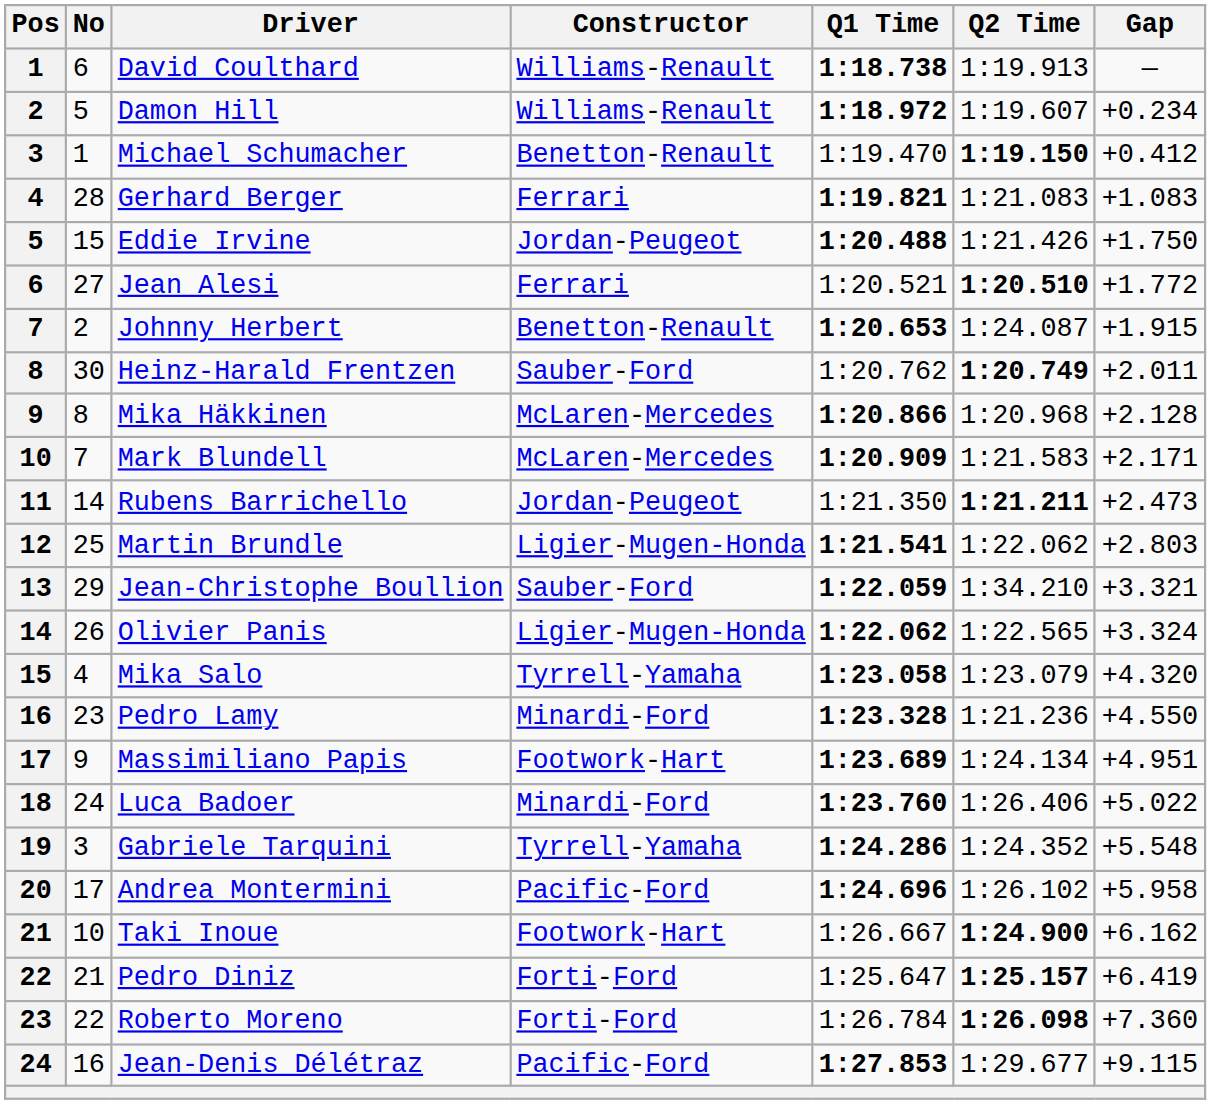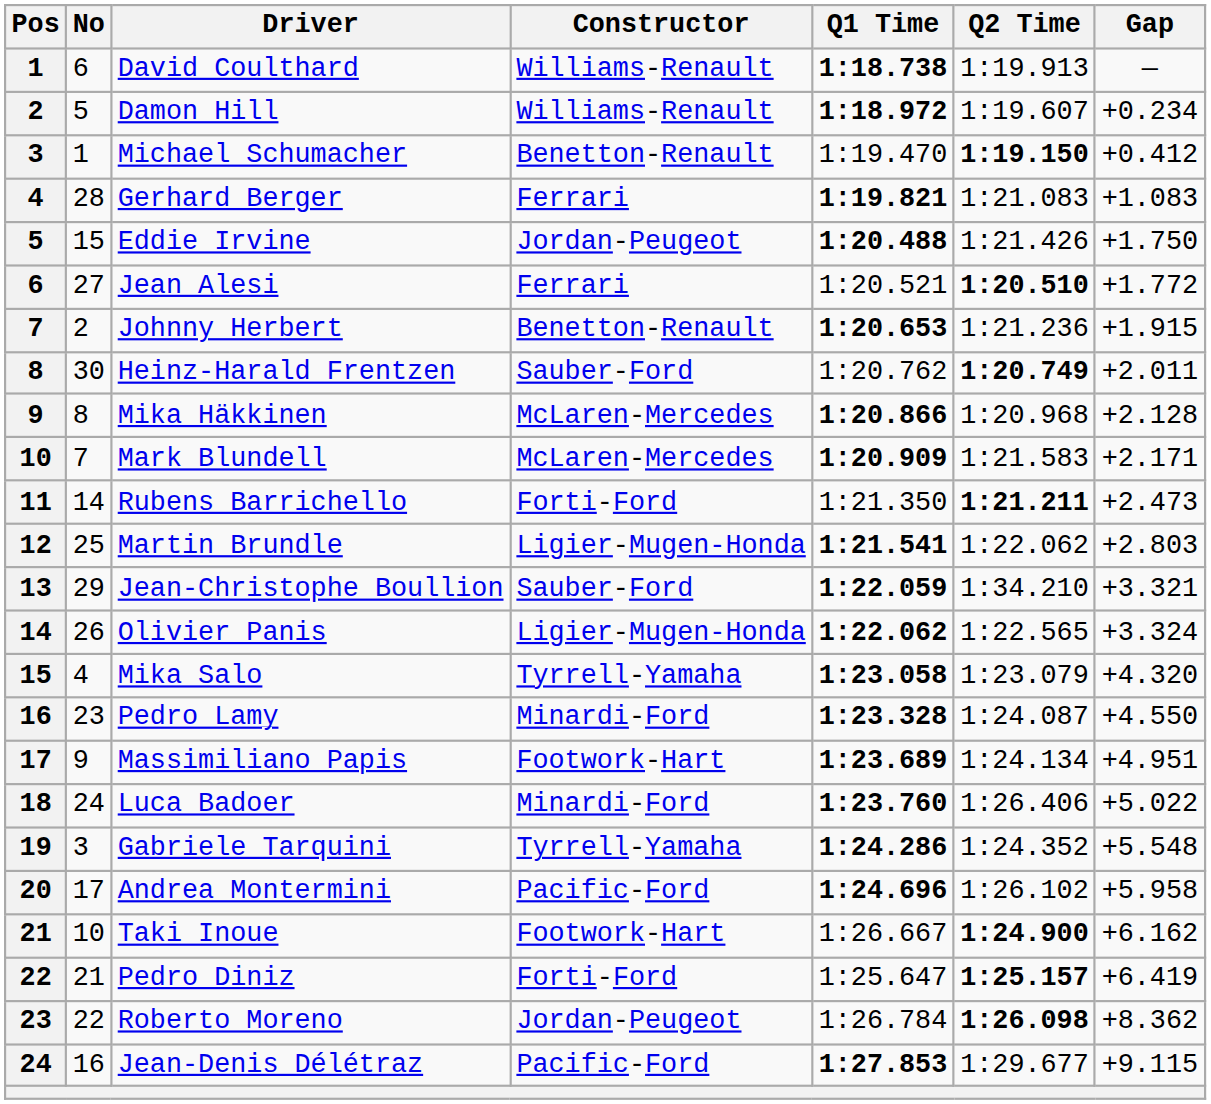(1024, 330) 1:24.087 -> (1024, 330) 1:21.236
(629, 503) Jordan-Peugeot -> (597, 503) Forti-Ford
(1024, 719) 1:21.236 -> (1024, 719) 1:24.087
(597, 1022) Forti-Ford -> (629, 1022) Jordan-Peugeot
(1150, 1022) +7.360 -> (1150, 1022) +8.362
